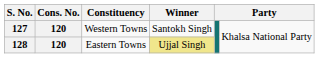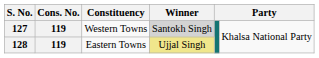(58, 28) 120 -> (58, 28) 119
(182, 28) no background -> (182, 28) lightgrey background
(58, 45) 120 -> (58, 45) 119
